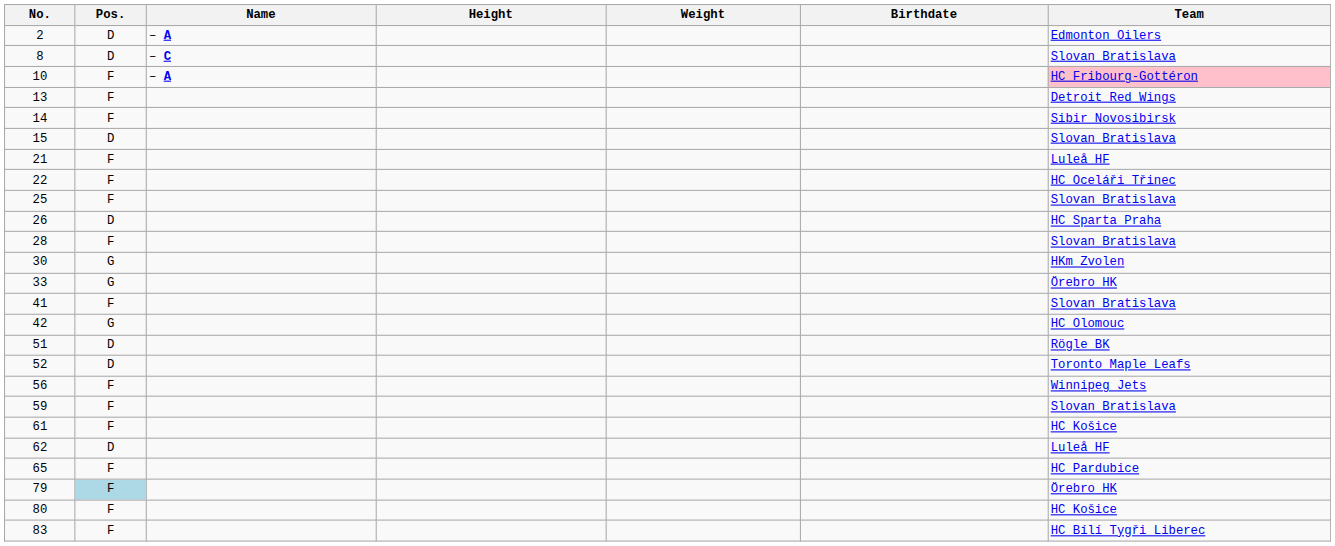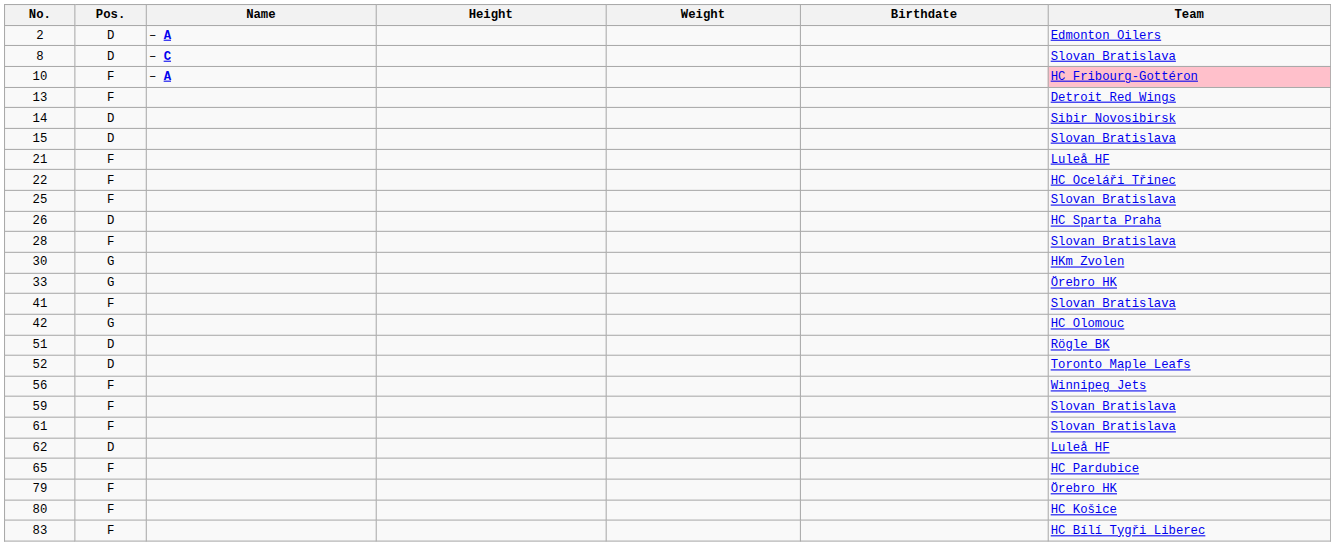(111, 118) F -> (111, 118) D
(1084, 427) HC Košice -> (1113, 427) Slovan Bratislava
(111, 489) lightblue background -> (111, 489) no background
